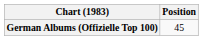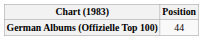(179, 27) 45 -> (179, 27) 44
